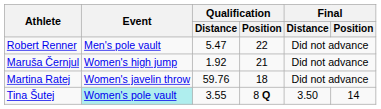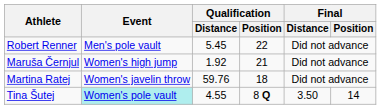(216, 46) 5.47 -> (216, 46) 5.45
(216, 96) 3.55 -> (216, 96) 4.55
